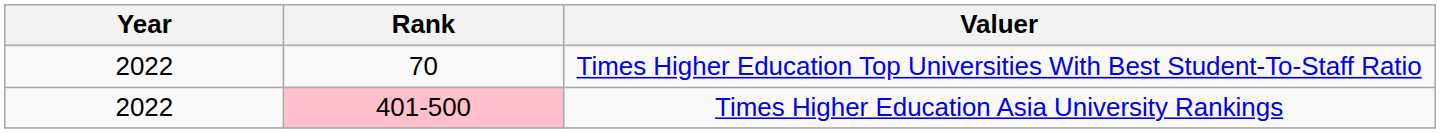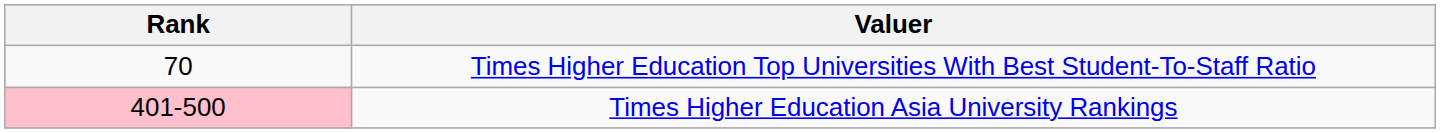- column: (144, 25)
